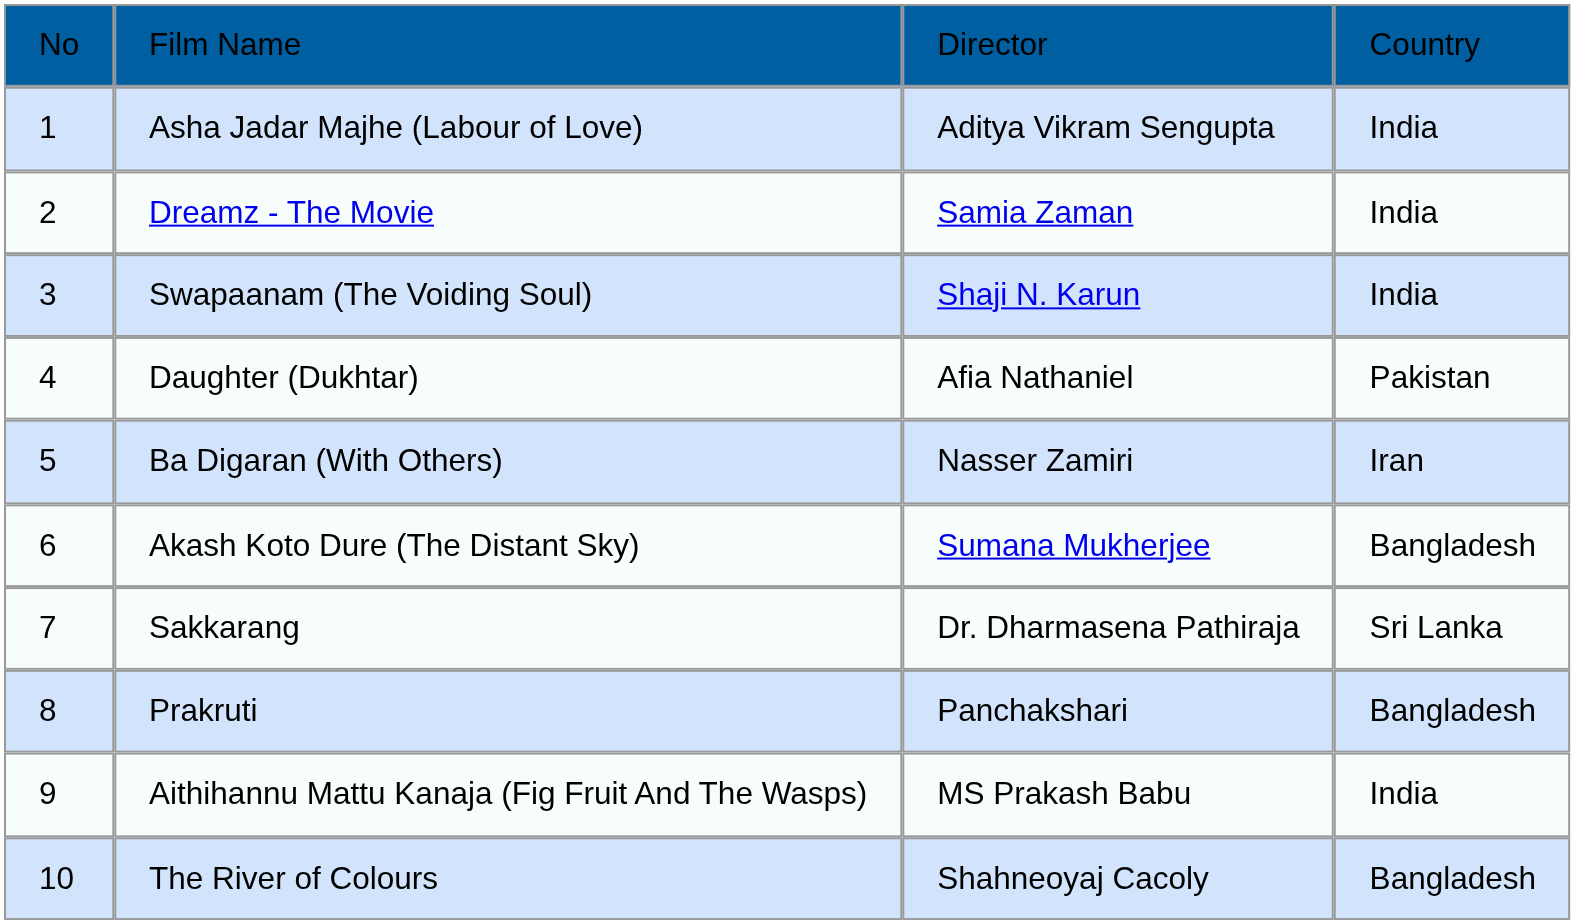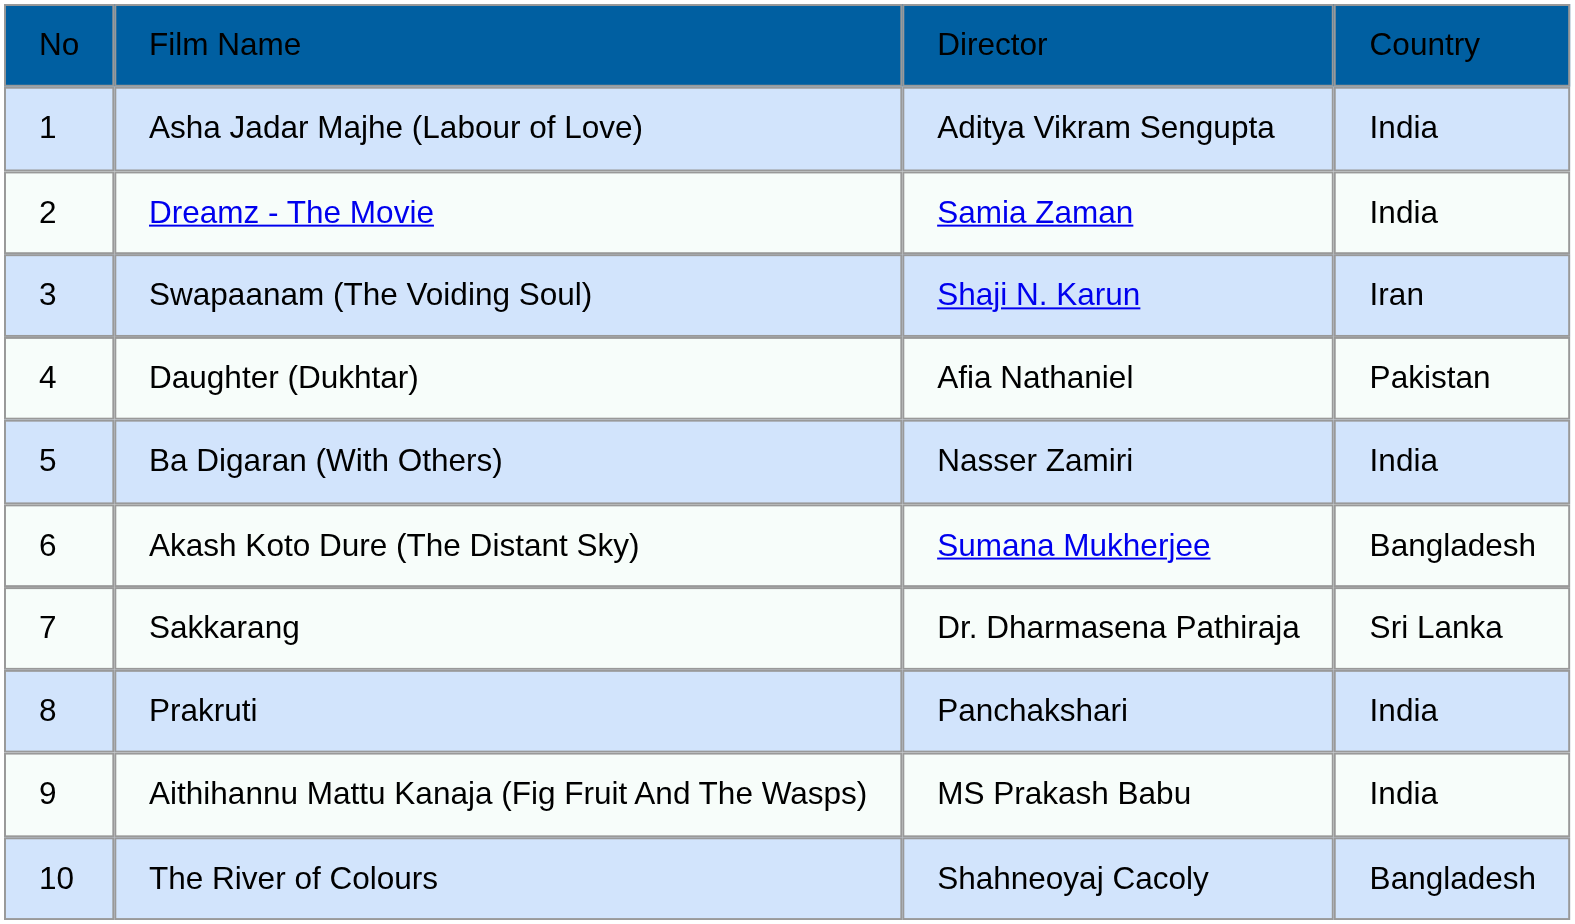(1404, 294) India -> (1397, 294) Iran
(1397, 461) Iran -> (1404, 461) India
(1453, 710) Bangladesh -> (1404, 710) India
